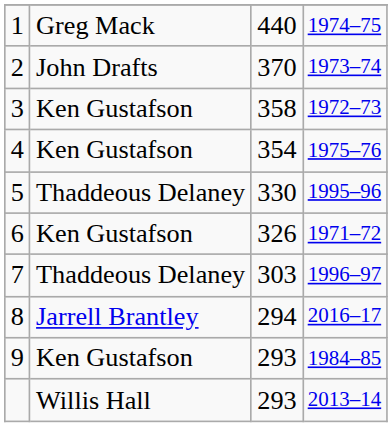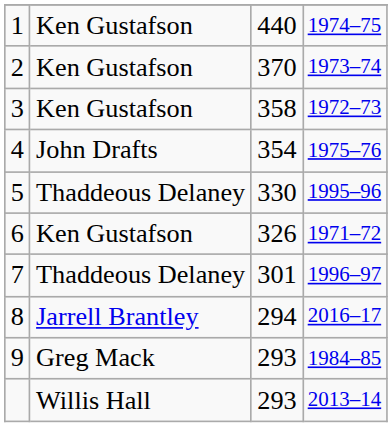(95, 25) Greg Mack -> (114, 25) Ken Gustafson
(97, 66) John Drafts -> (114, 66) Ken Gustafson
(114, 150) Ken Gustafson -> (97, 150) John Drafts
(277, 274) 303 -> (277, 274) 301
(114, 358) Ken Gustafson -> (95, 358) Greg Mack
